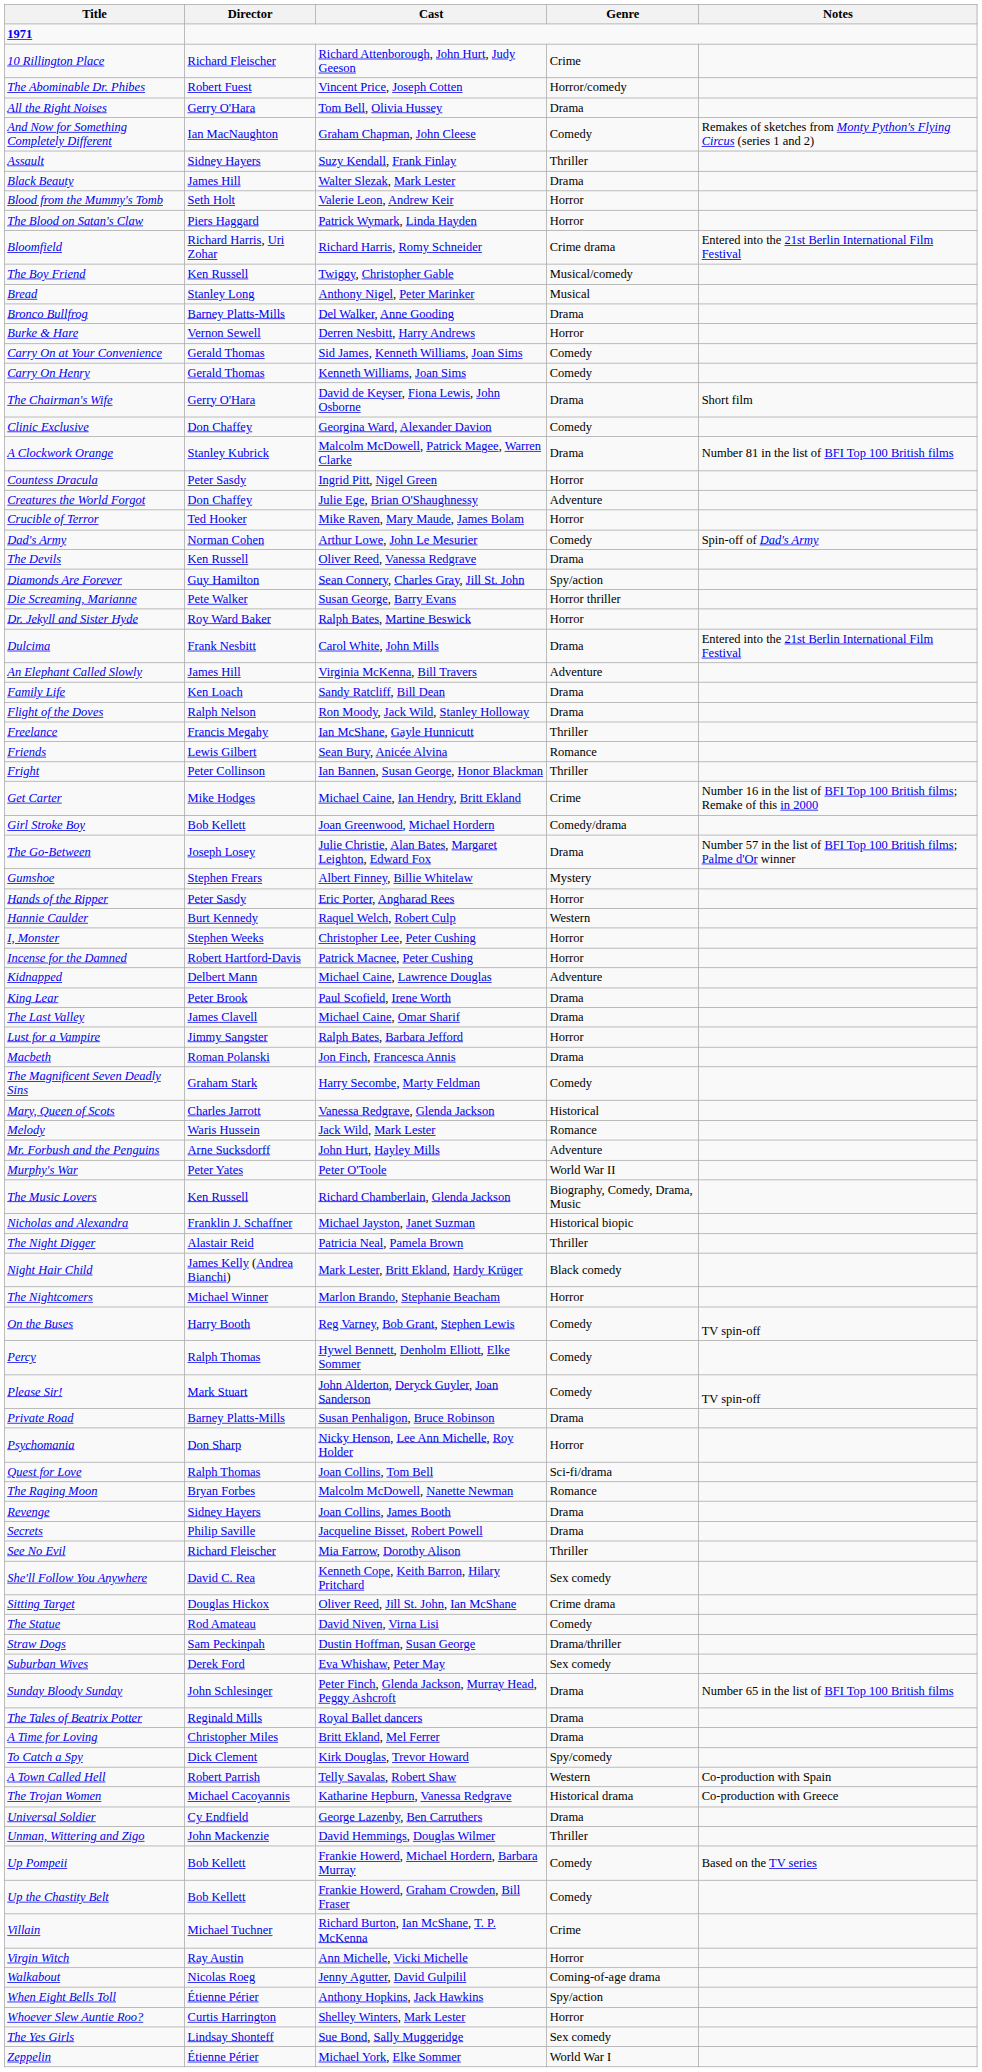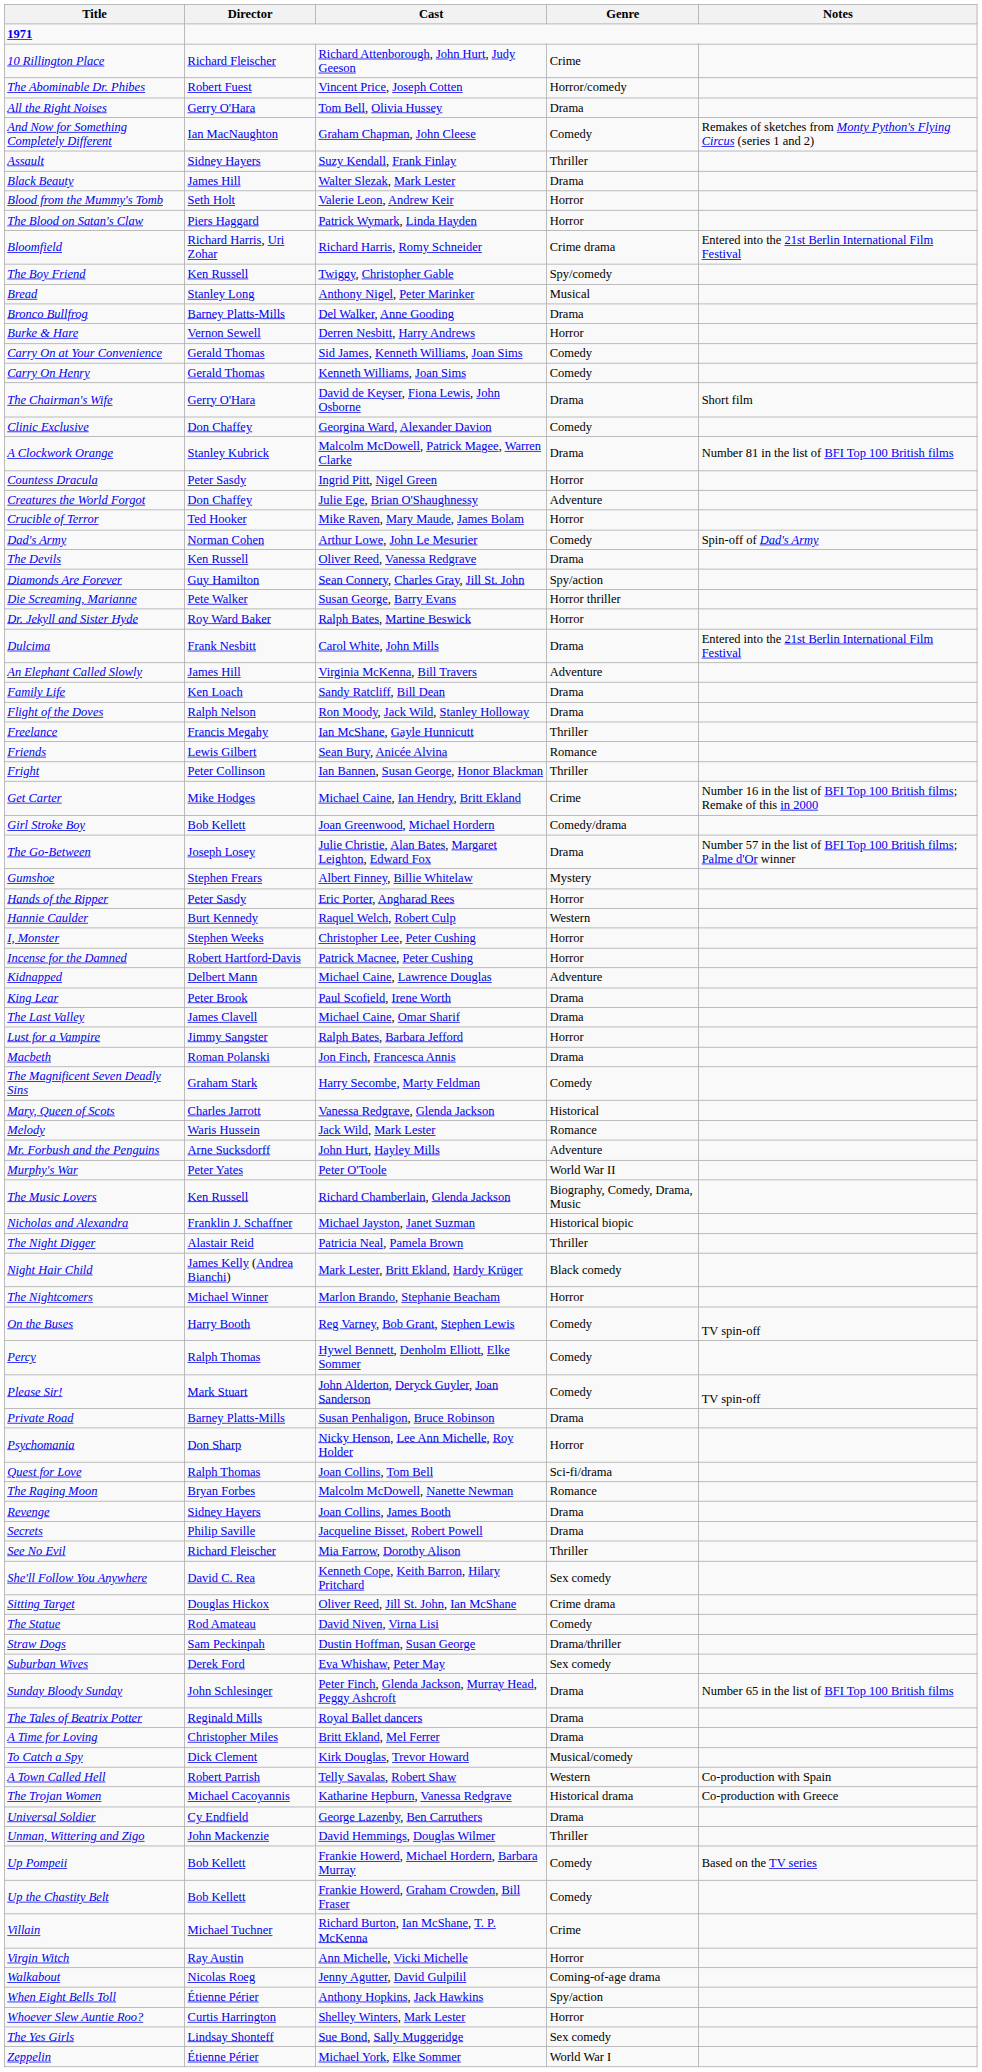(591, 274) Musical/comedy -> (581, 274) Spy/comedy
(581, 1757) Spy/comedy -> (591, 1757) Musical/comedy
